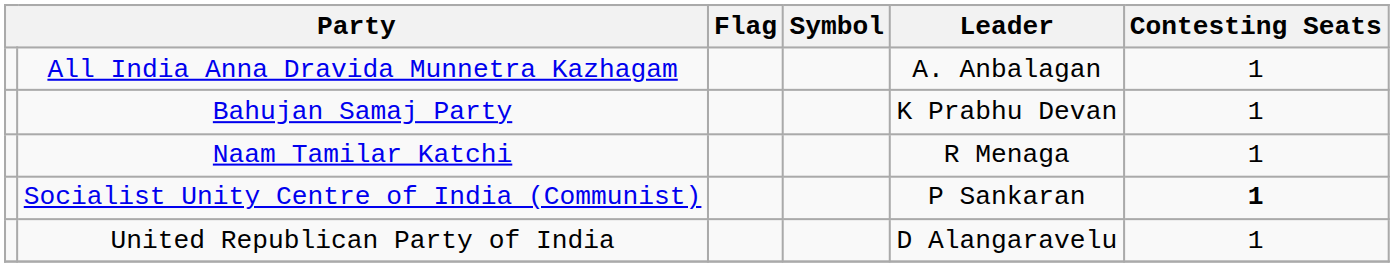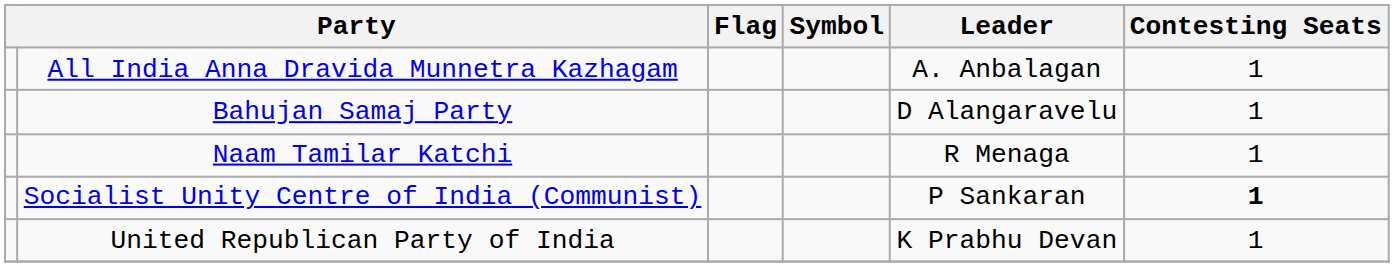(1007, 112) K Prabhu Devan -> (1007, 112) D Alangaravelu
(1007, 240) D Alangaravelu -> (1007, 240) K Prabhu Devan
